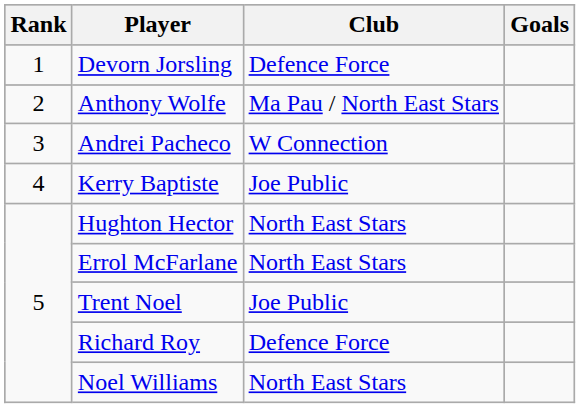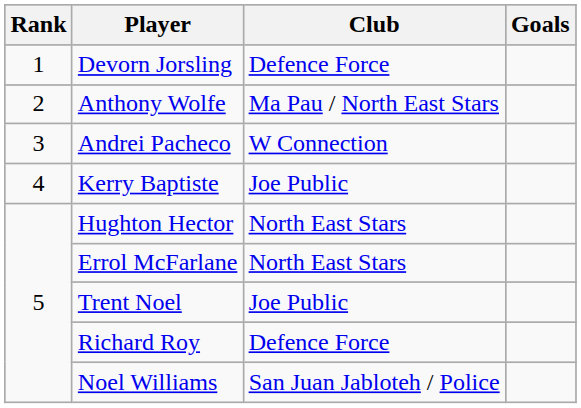(327, 381) North East Stars -> (374, 381) San Juan Jabloteh / Police
